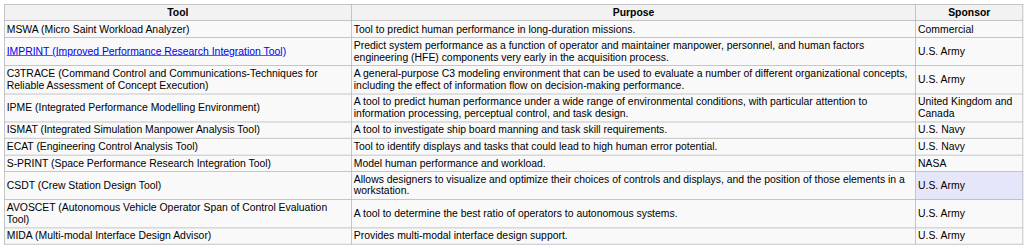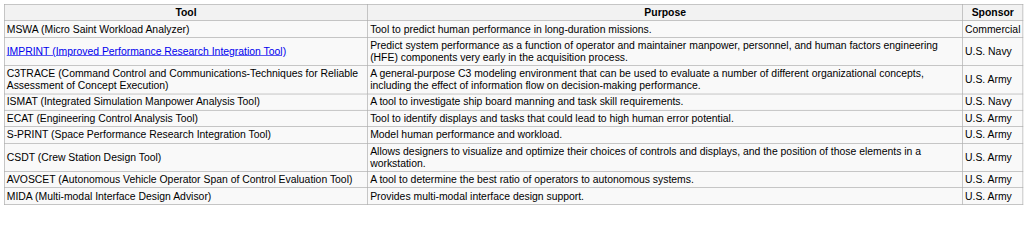(941, 51) U.S. Army -> (988, 51) U.S. Navy
- row: (133, 107)
(941, 146) U.S. Navy -> (988, 118) U.S. Army
(932, 163) NASA -> (988, 135) U.S. Army
(941, 185) lavender background -> (988, 157) no background
